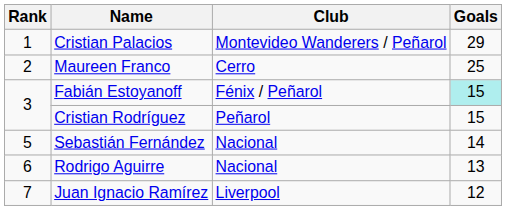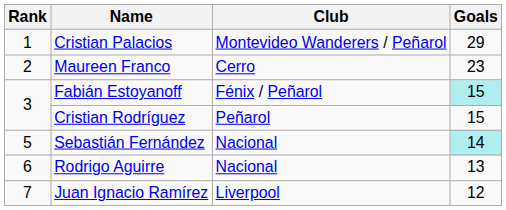(476, 67) 25 -> (476, 67) 23
(476, 142) no background -> (476, 142) paleturquoise background
